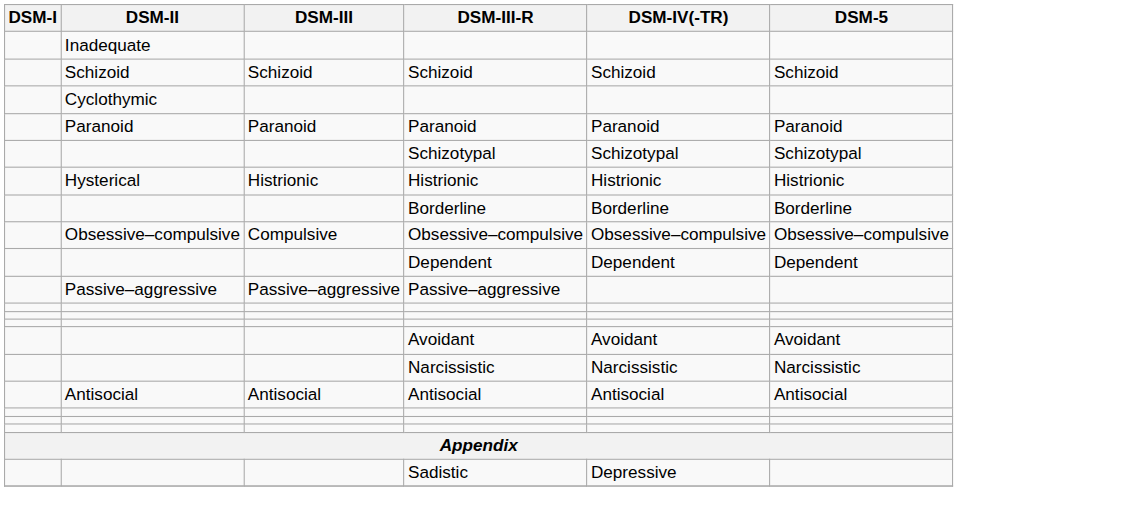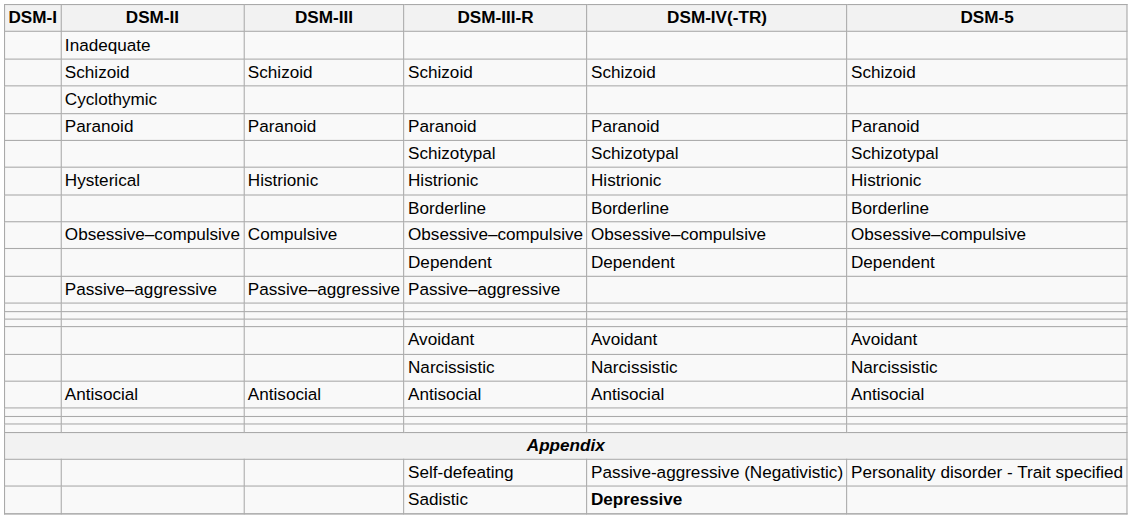+ row: (152, 473)
(634, 472) normal -> (637, 499) bold
